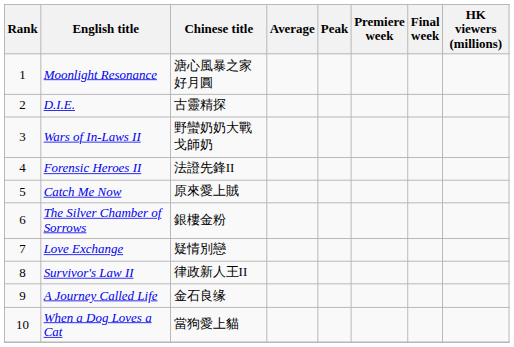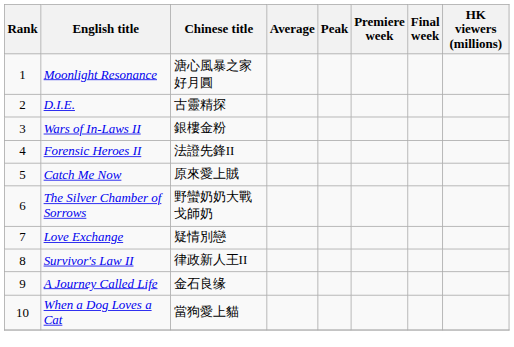(213, 136) 野蠻奶奶大戰戈師奶 -> (200, 128) 銀樓金粉
(200, 220) 銀樓金粉 -> (213, 205) 野蠻奶奶大戰戈師奶
